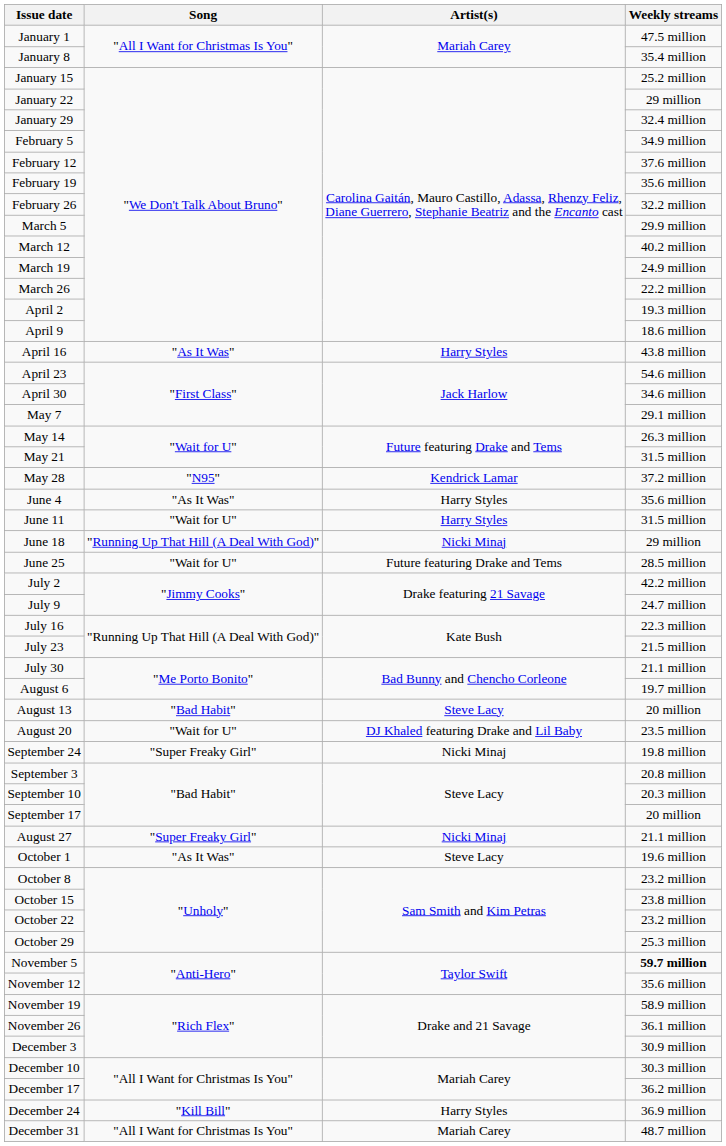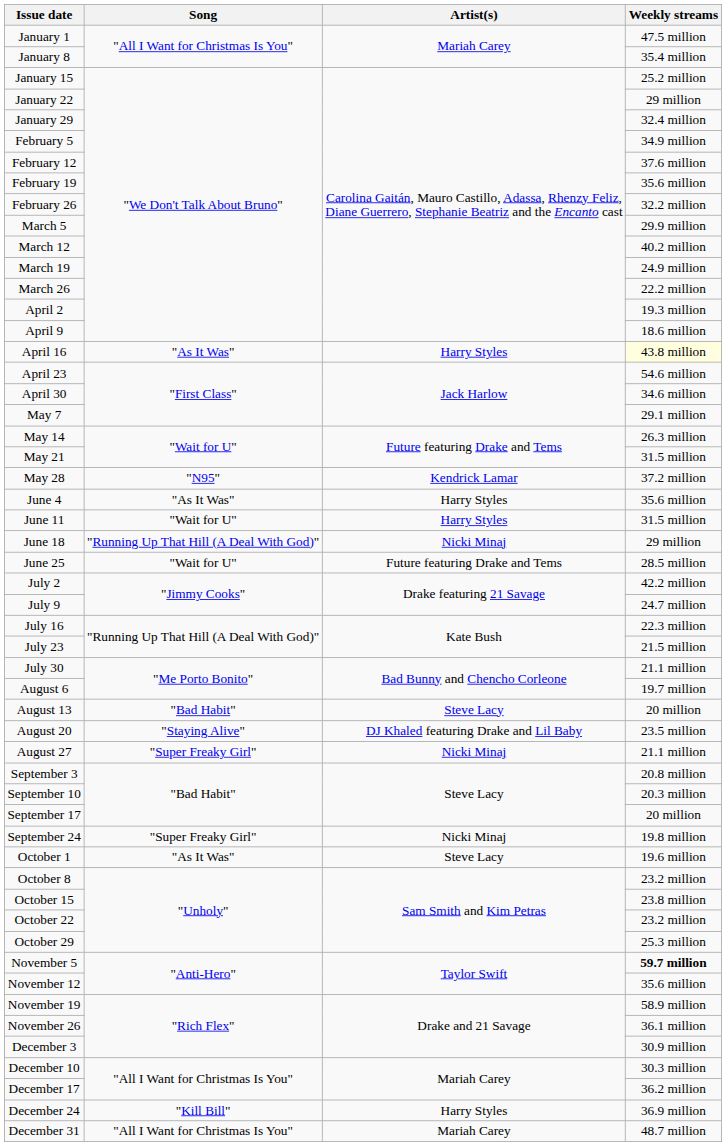(673, 352) no background -> (673, 352) lightyellow background
(203, 731) "Wait for U" -> (203, 731) "Staying Alive"
rows swapped: (44, 836) <-> (44, 752)
